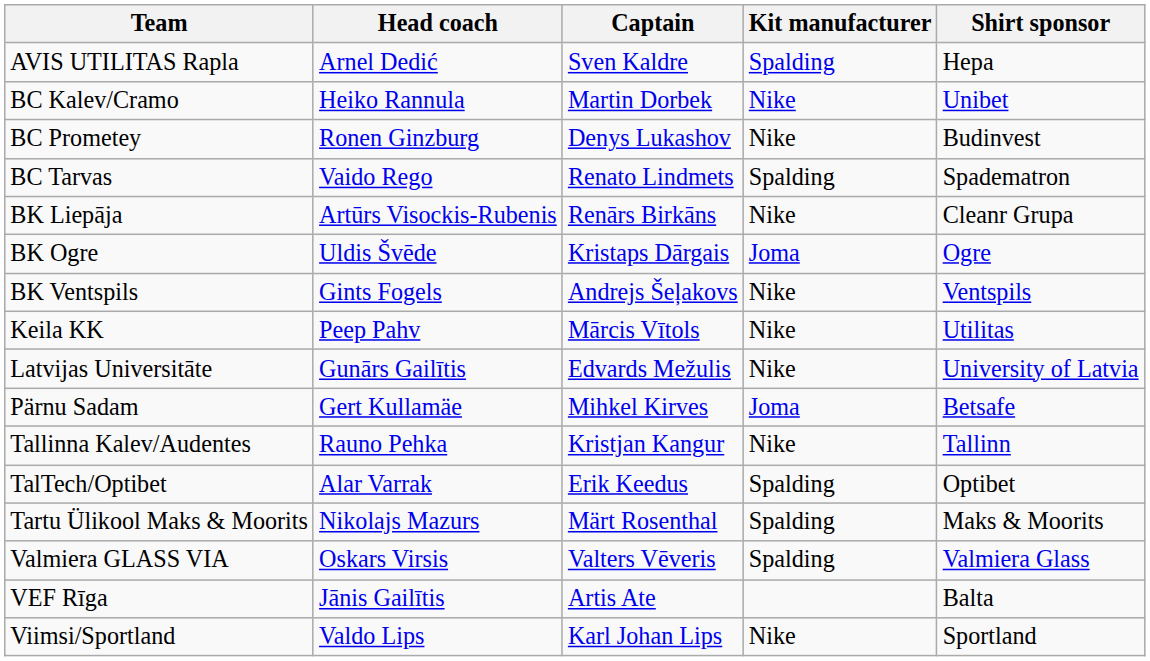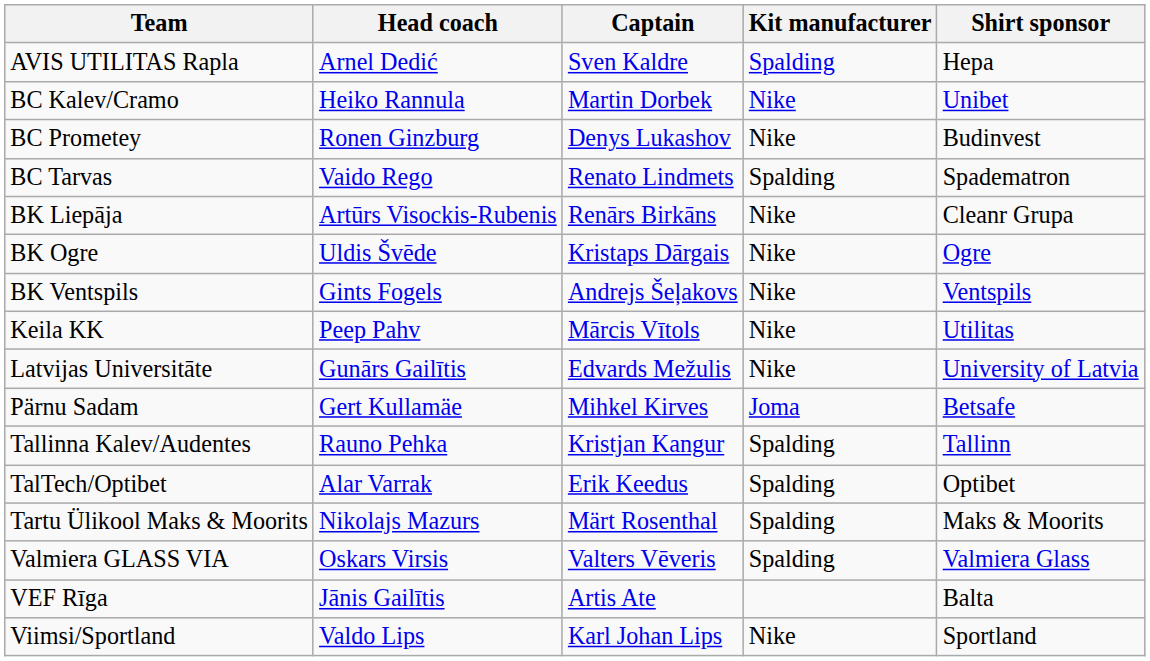(774, 253) Joma -> (772, 253) Nike
(772, 445) Nike -> (792, 445) Spalding
